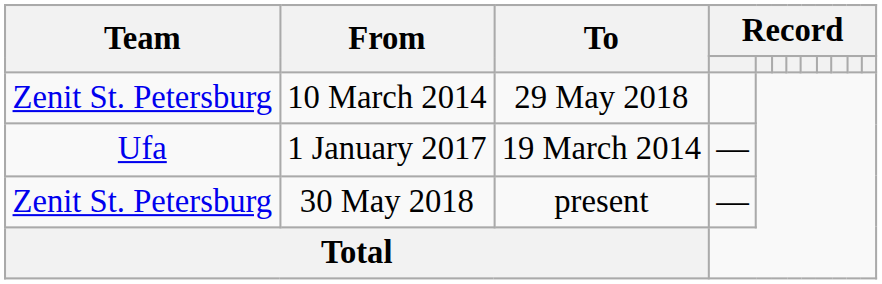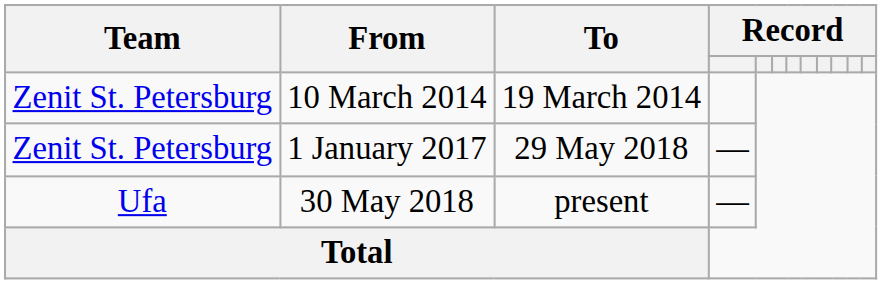(601, 97) 29 May 2018 -> (601, 97) 19 March 2014
(142, 148) Ufa -> (142, 148) Zenit St. Petersburg
(601, 148) 19 March 2014 -> (601, 148) 29 May 2018
(142, 200) Zenit St. Petersburg -> (142, 200) Ufa
